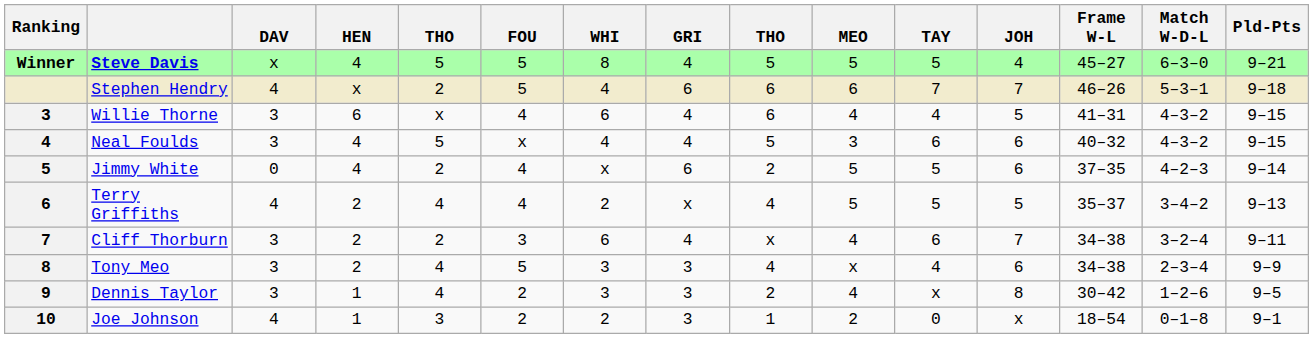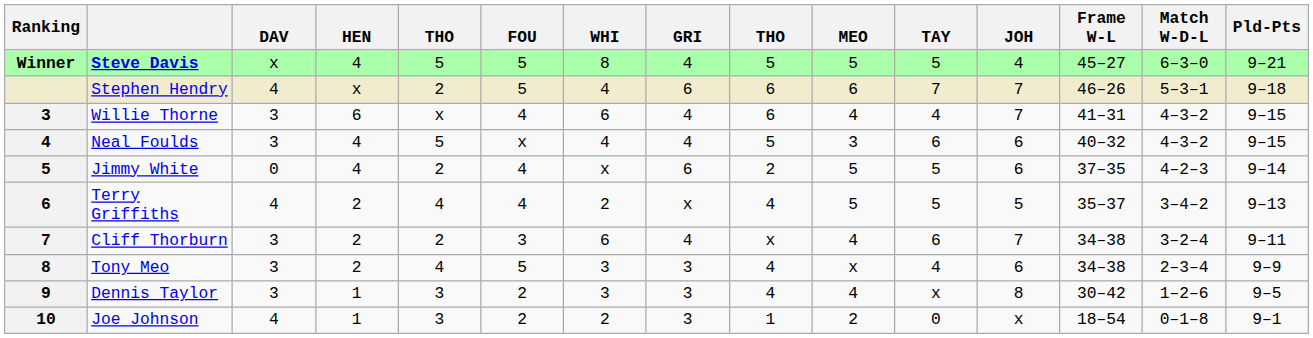(1019, 116) 5 -> (1019, 116) 7
(439, 294) 4 -> (439, 294) 3
(770, 294) 2 -> (770, 294) 4
